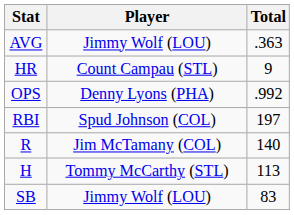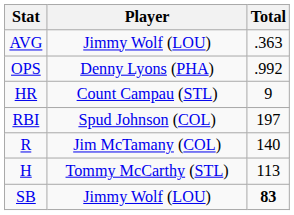rows swapped: (26, 94) <-> (26, 68)
(268, 196) normal -> (268, 196) bold
